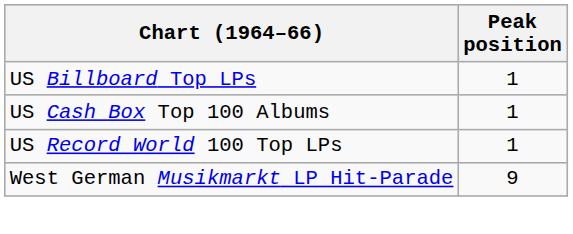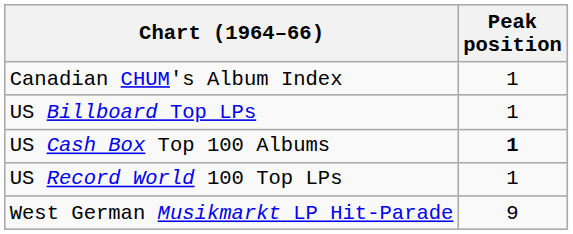+ row: (176, 79)
(513, 112) normal -> (513, 146) bold
